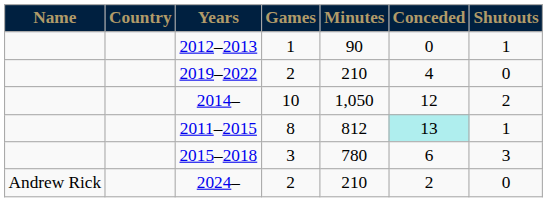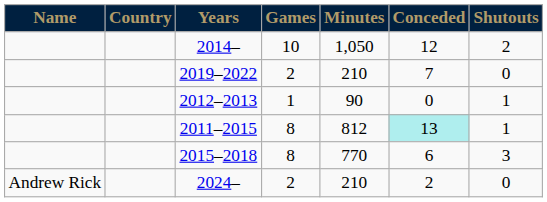rows swapped: (218, 100) <-> (218, 45)
(429, 73) 4 -> (429, 73) 7
(291, 155) 3 -> (291, 155) 8
(354, 155) 780 -> (354, 155) 770
